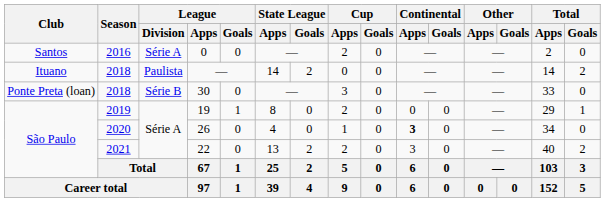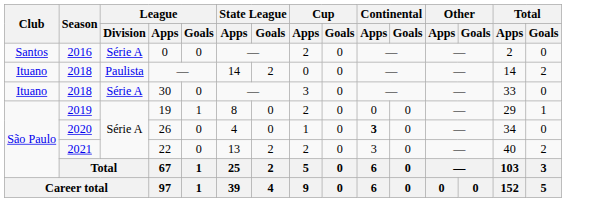(51, 91) Ponte Preta (loan) -> (32, 91) Ituano
(163, 91) Série B -> (124, 91) Série A
